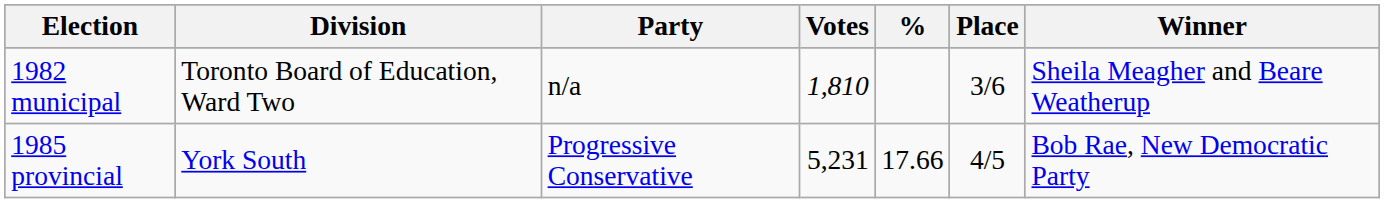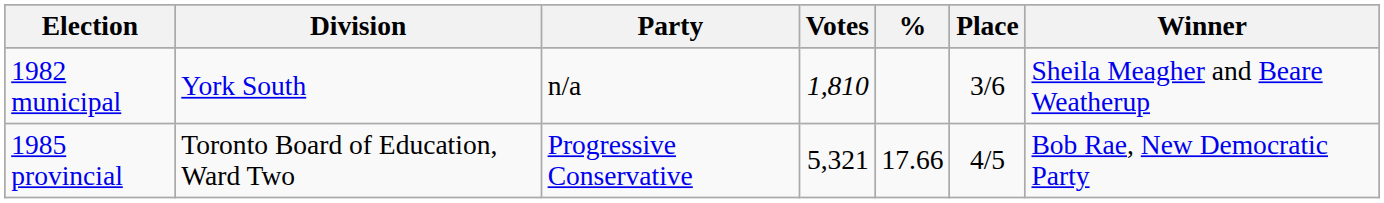(339, 85) Toronto Board of Education, Ward Two -> (244, 85) York South
(244, 160) York South -> (339, 160) Toronto Board of Education, Ward Two
(838, 160) 5,231 -> (838, 160) 5,321
